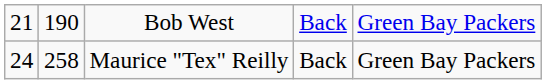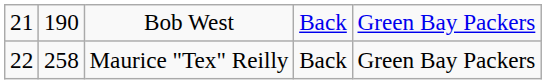(22, 59) 24 -> (22, 59) 22
